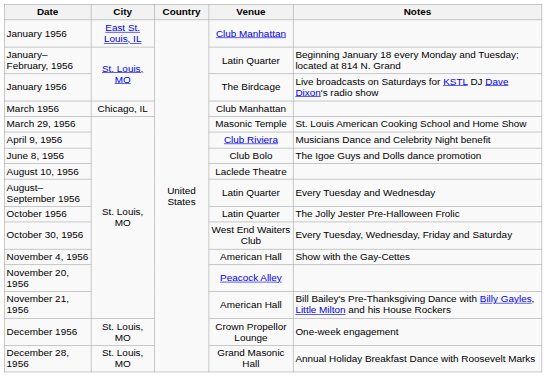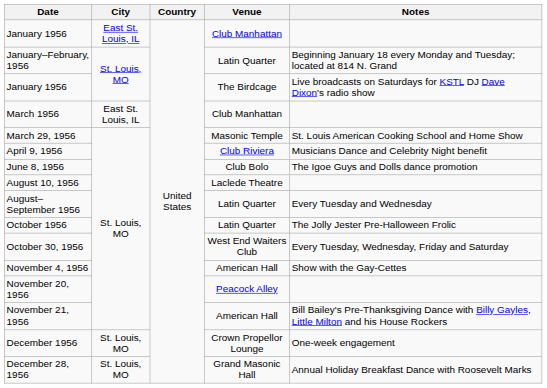(123, 108) Chicago, IL -> (121, 114) East St. Louis, IL
